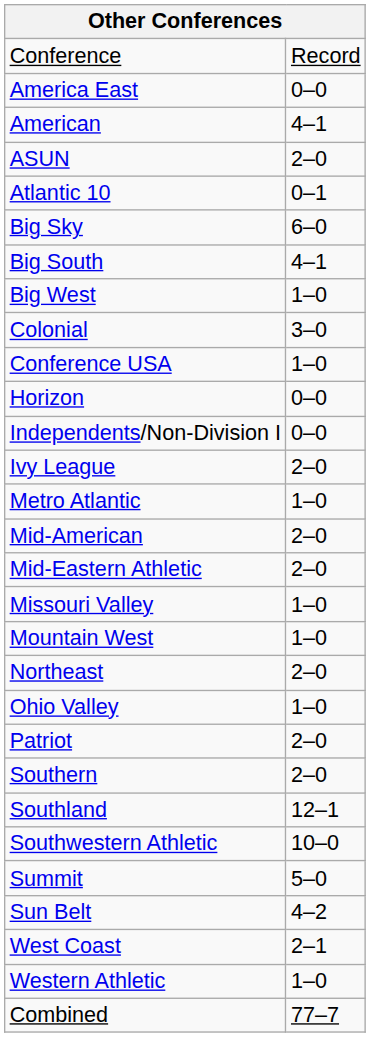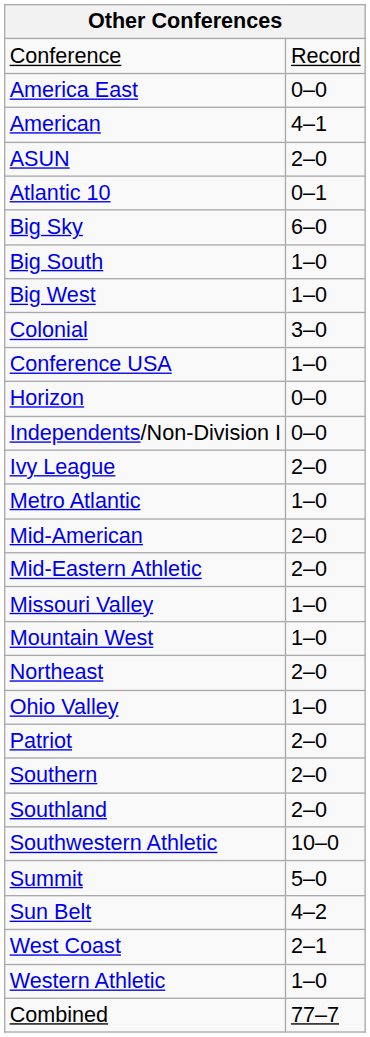(309, 261) 4–1 -> (309, 261) 1–0
(315, 809) 12–1 -> (309, 809) 2–0
